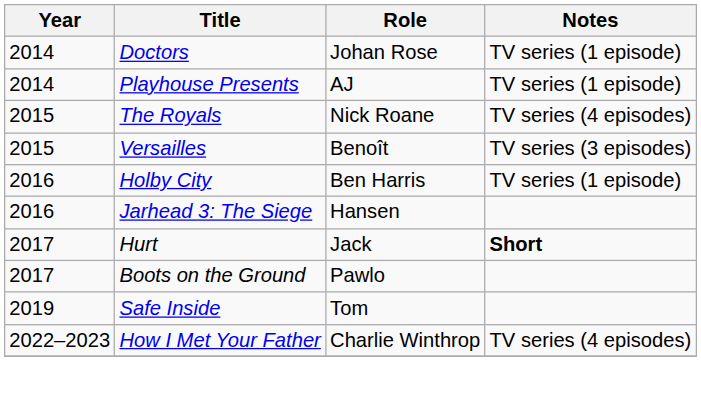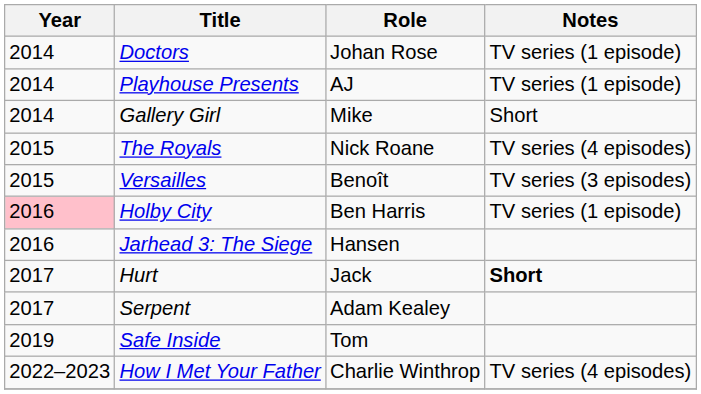+ row: (170, 116)
(32, 180) no background -> (32, 212) pink background
+ row: (155, 308)
- row: (213, 276)
